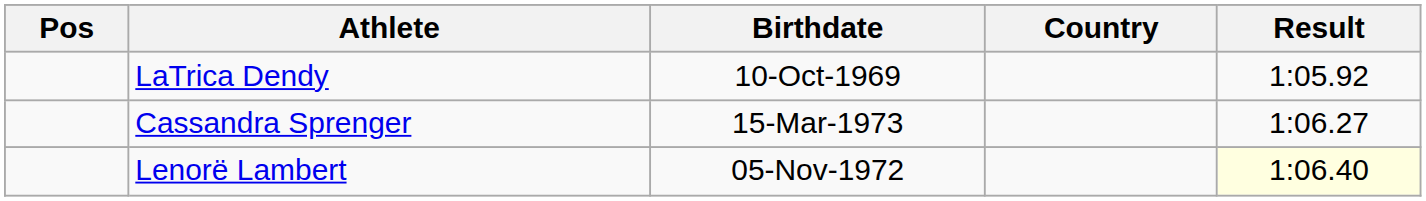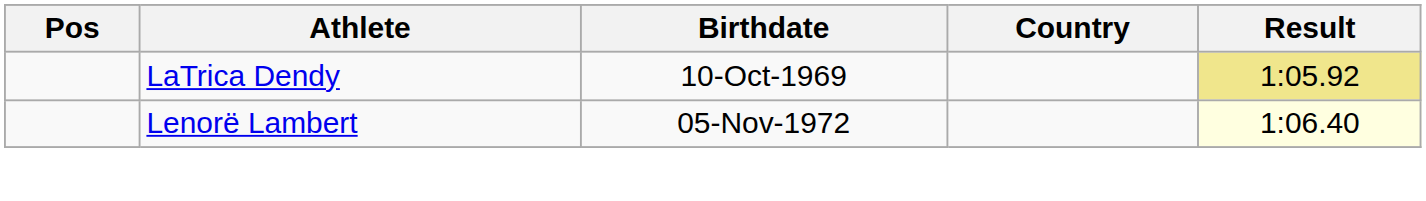(1319, 75) no background -> (1310, 75) khaki background
- row: (273, 123)
